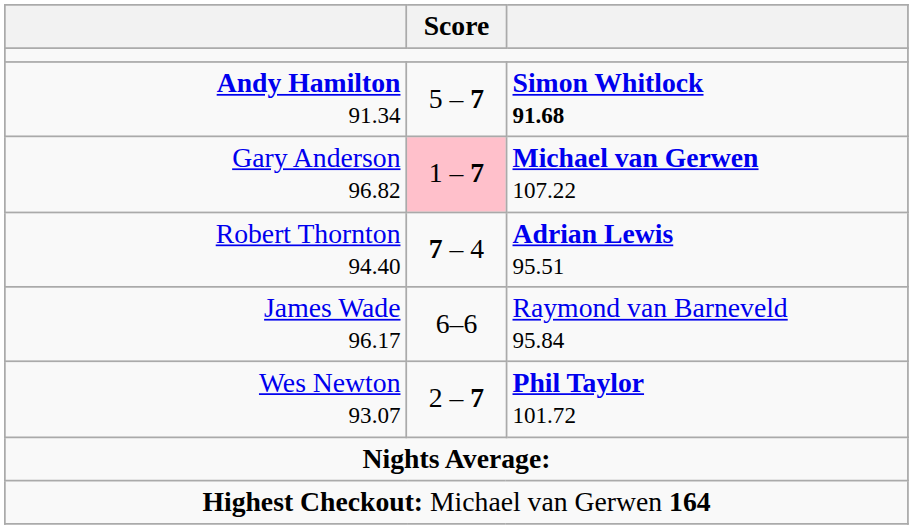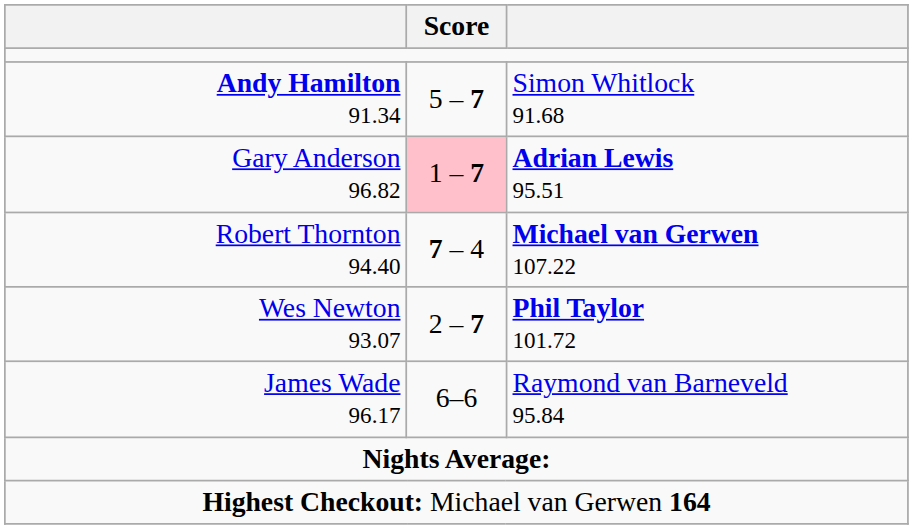(608, 98) bold -> (603, 98) normal
(636, 173) Michael van Gerwen 107.22 -> (593, 173) Adrian Lewis 95.51
(593, 248) Adrian Lewis 95.51 -> (636, 248) Michael van Gerwen 107.22
rows swapped: (330, 398) <-> (332, 323)
